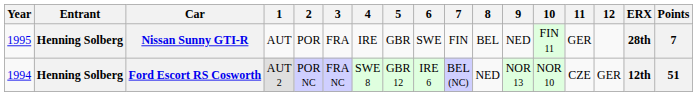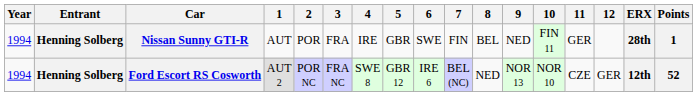(19, 40) 1995 -> (19, 40) 1994
(674, 40) 7 -> (674, 40) 1
(674, 74) 51 -> (674, 74) 52
